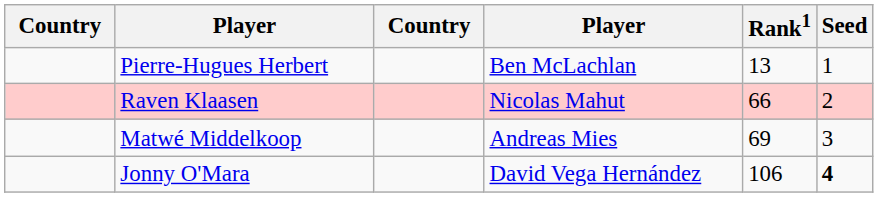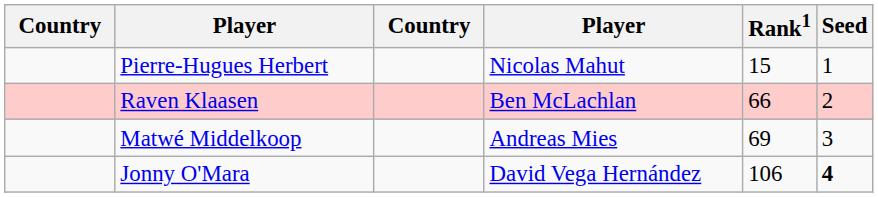(563, 65) Ben McLachlan -> (557, 65) Nicolas Mahut
(760, 65) 13 -> (760, 65) 15
(557, 101) Nicolas Mahut -> (563, 101) Ben McLachlan
